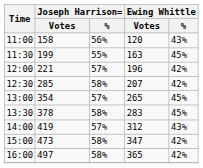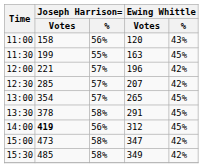(99, 84) 58% -> (99, 84) 57%
(135, 112) 283 -> (135, 112) 291
(45, 127) normal -> (45, 127) bold
(99, 127) 57% -> (99, 127) 56%
(179, 127) 43% -> (179, 127) 45%
+ row: (20, 156)
- row: (20, 156)
